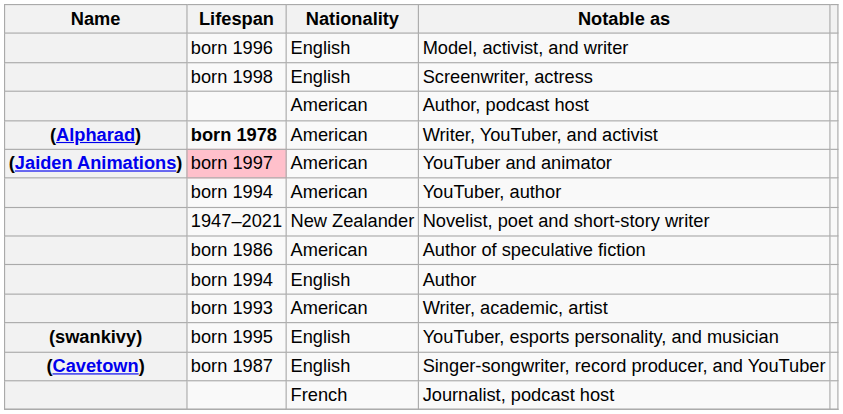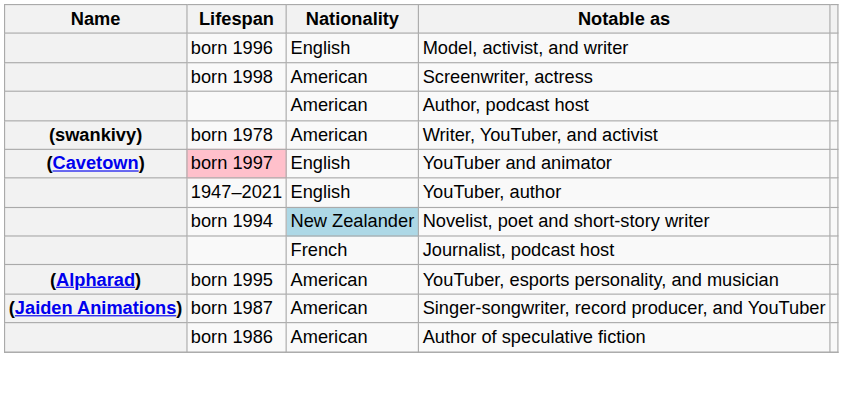(320, 76) English -> (329, 76) American
(96, 134) (Alpharad) -> (96, 134) (swankivy)
(234, 134) bold -> (232, 134) normal
(96, 163) (Jaiden Animations) -> (96, 163) (Cavetown)
(329, 163) American -> (320, 163) English
(232, 192) born 1994 -> (236, 192) 1947–2021
(329, 192) American -> (320, 192) English
(236, 221) 1947–2021 -> (232, 221) born 1994
(352, 221) no background -> (352, 221) lightblue background
rows swapped: (518, 395) <-> (534, 250)
- row: (449, 279)
- row: (515, 308)
(96, 337) (swankivy) -> (96, 279) (Alpharad)
(320, 337) English -> (329, 279) American
(96, 366) (Cavetown) -> (96, 308) (Jaiden Animations)
(320, 366) English -> (329, 308) American
